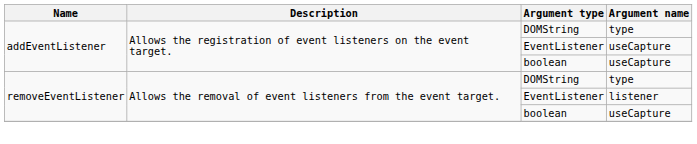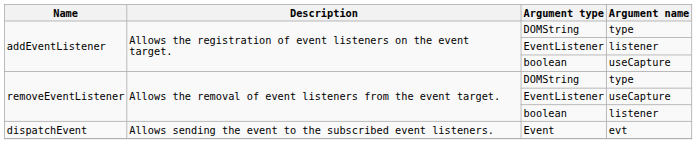(640, 46) useCapture -> (634, 46) listener
(634, 96) listener -> (640, 96) useCapture
(640, 113) useCapture -> (634, 113) listener
+ row: (47, 130)
